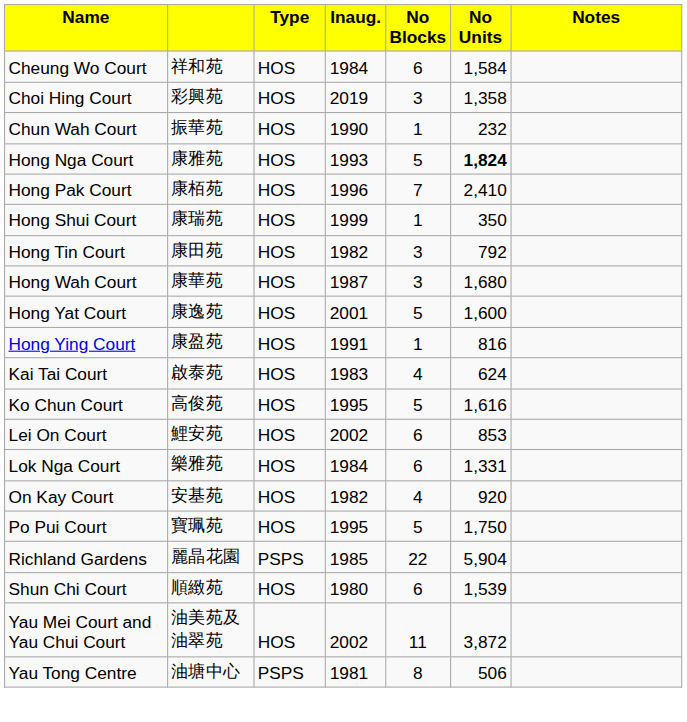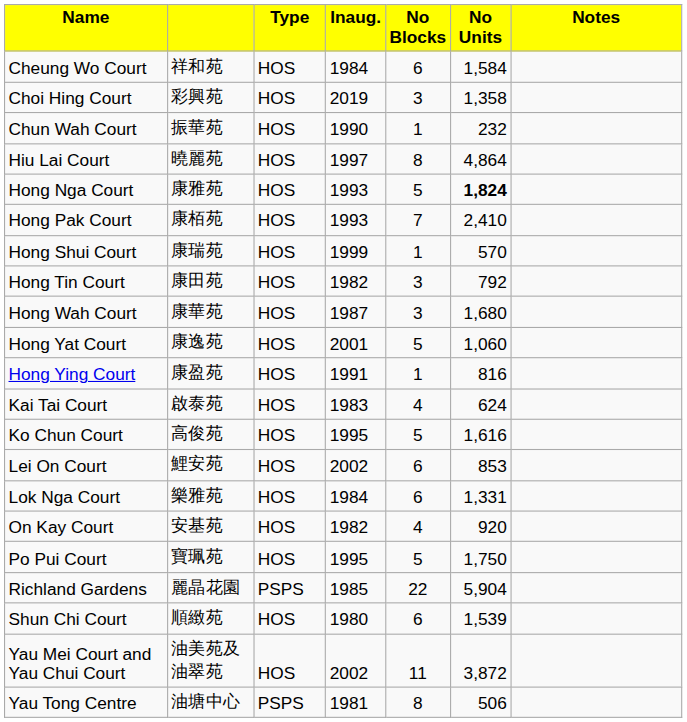+ row: (59, 160)
(349, 190) 1996 -> (349, 221) 1993
(492, 221) 350 -> (492, 252) 570
(485, 313) 1,600 -> (485, 344) 1,060
